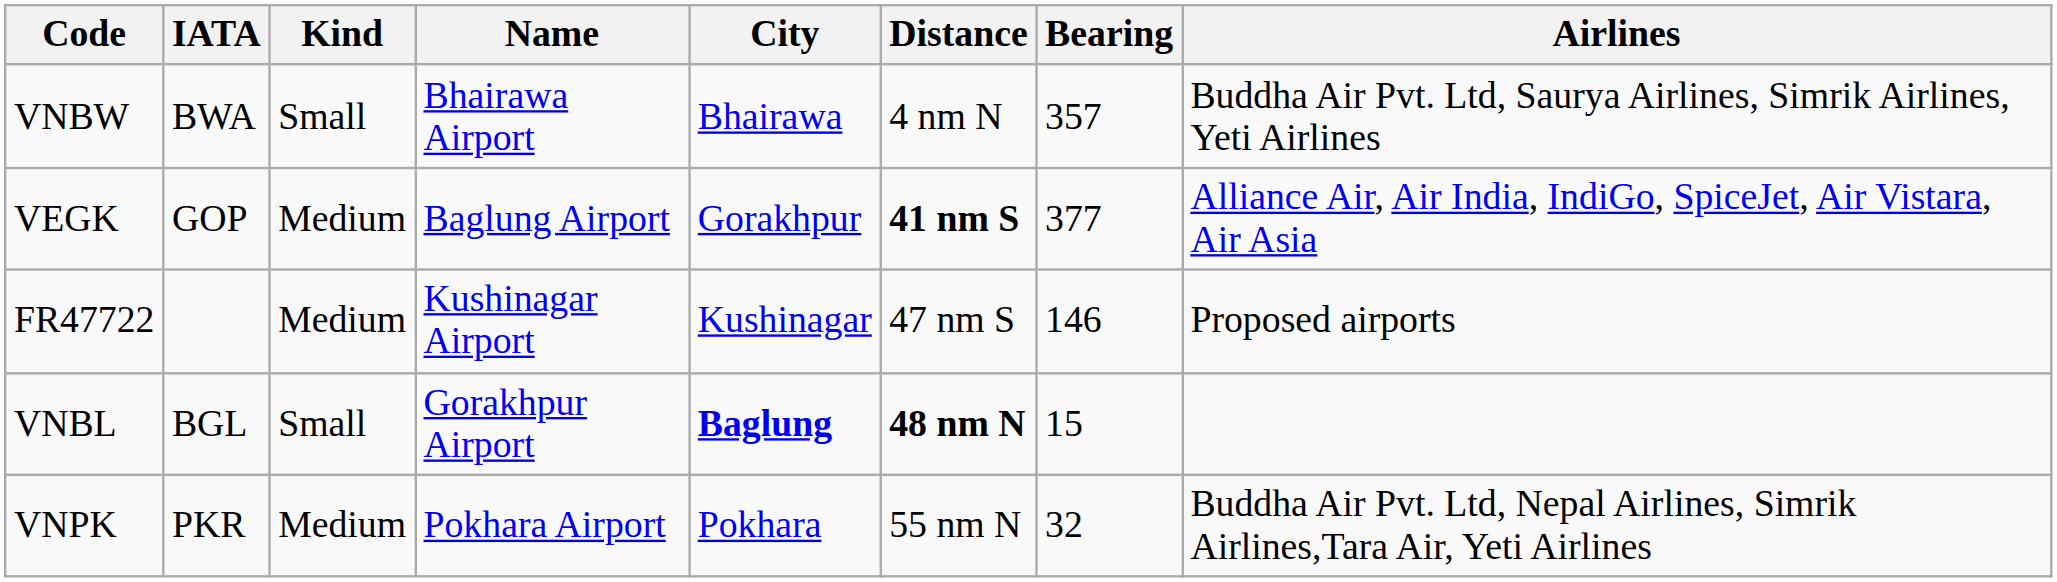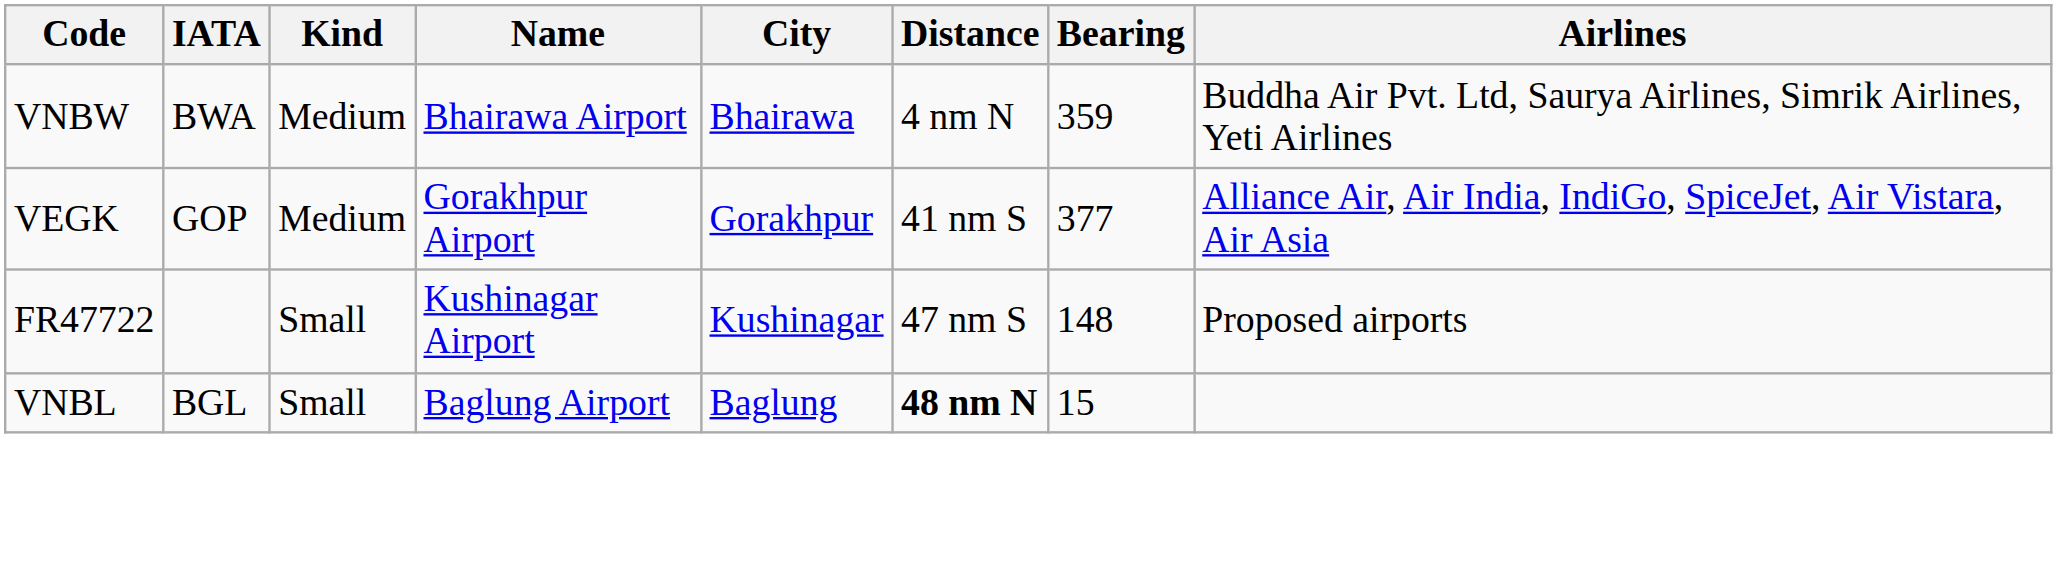(322, 115) Small -> (342, 115) Medium
(1073, 115) 357 -> (1085, 115) 359
(547, 217) Baglung Airport -> (505, 217) Gorakhpur Airport
(954, 217) bold -> (964, 217) normal
(342, 320) Medium -> (322, 320) Small
(1073, 320) 146 -> (1085, 320) 148
(505, 422) Gorakhpur Airport -> (547, 401) Baglung Airport
(765, 422) bold -> (774, 401) normal
- row: (65, 525)
